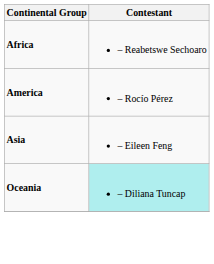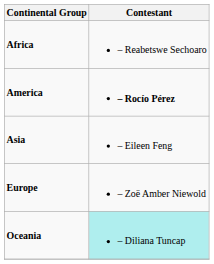(149, 98) normal -> (149, 98) bold
+ row: (22, 188)
